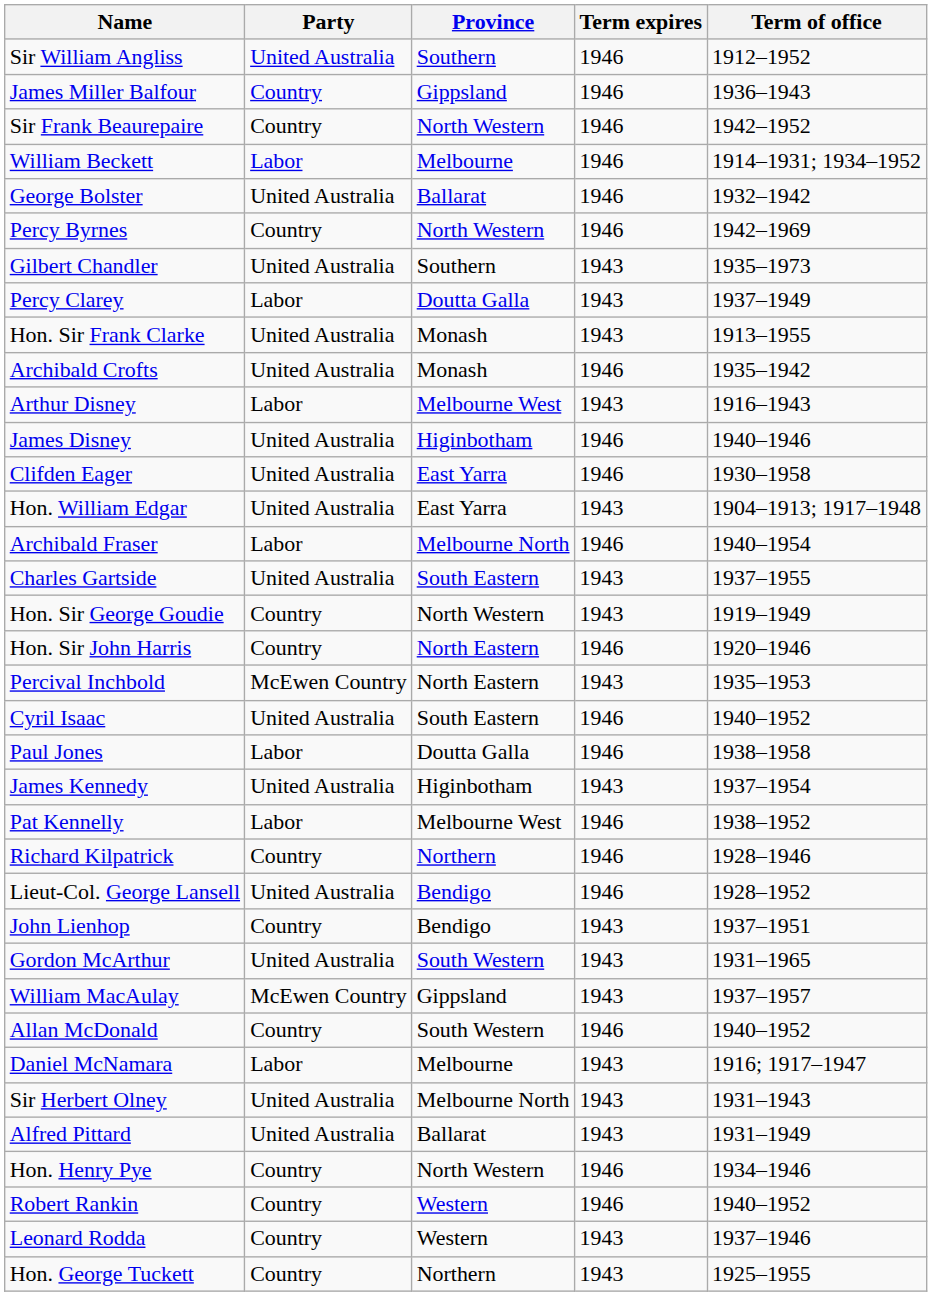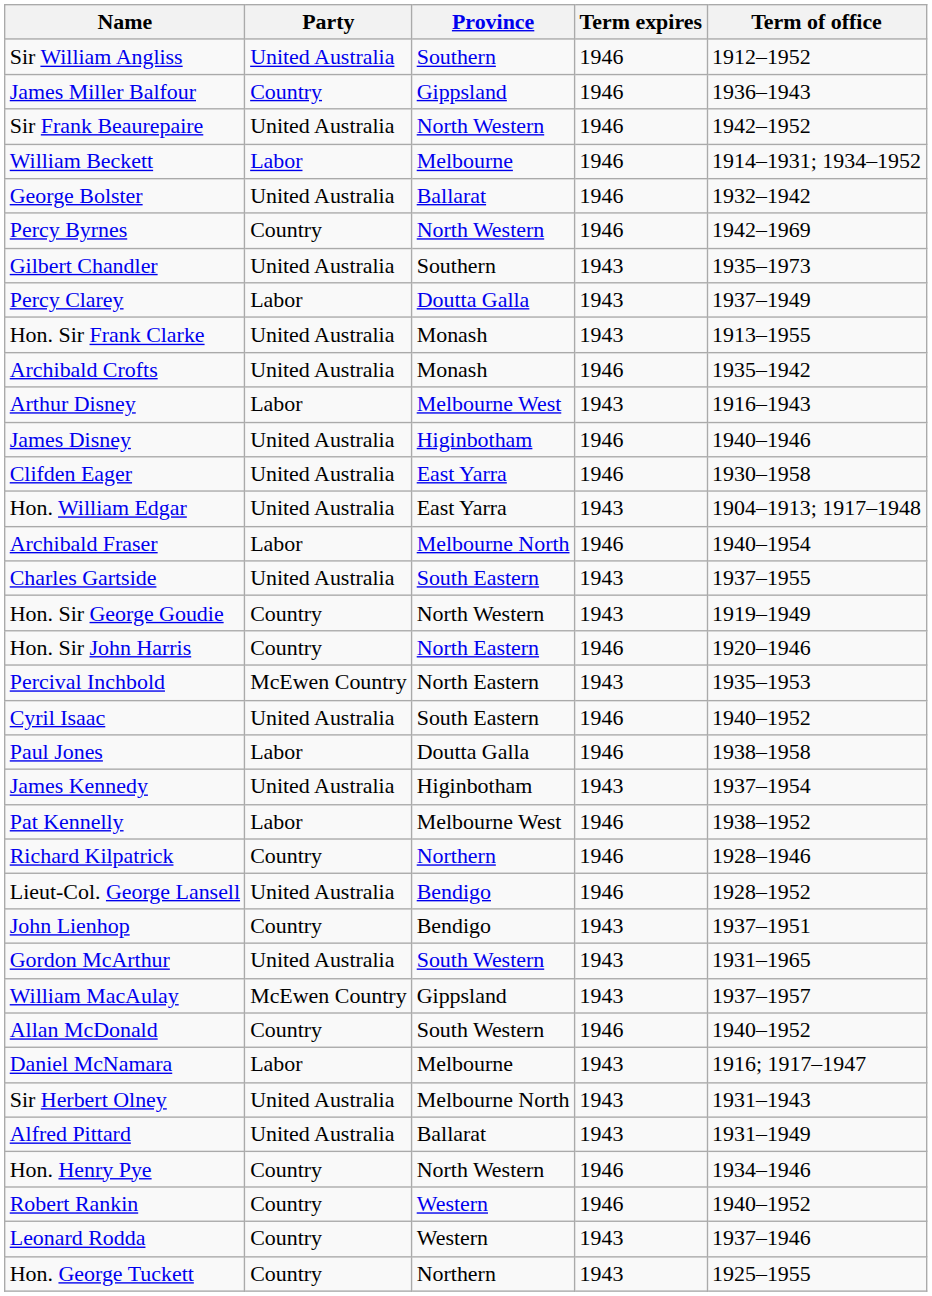(286, 126) Country -> (322, 126) United Australia
